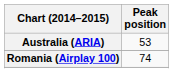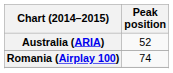(145, 42) 53 -> (145, 42) 52
